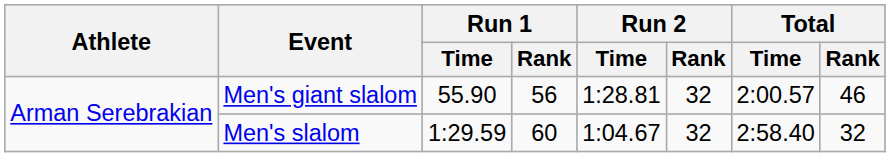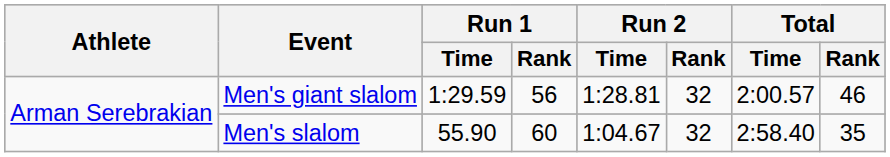(467, 96) 55.90 -> (467, 96) 1:29.59
(467, 133) 1:29.59 -> (467, 133) 55.90
(853, 133) 32 -> (853, 133) 35
